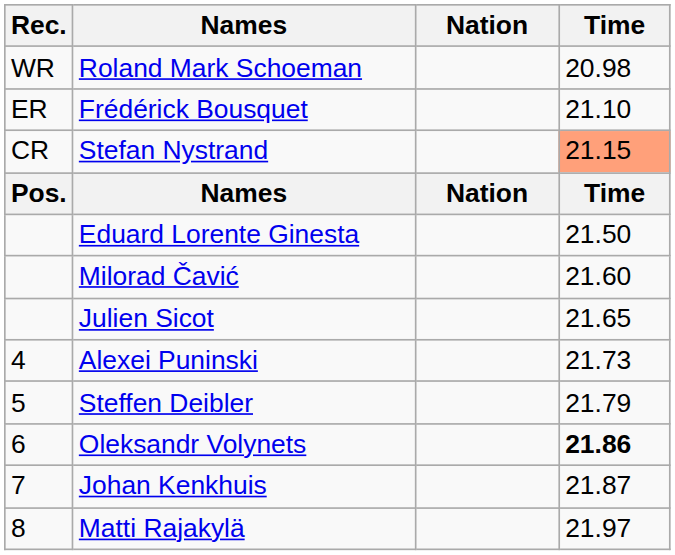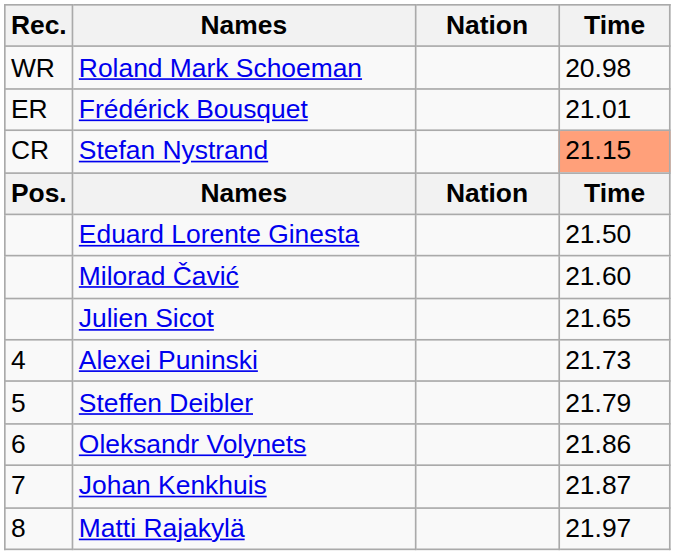(598, 109) 21.10 -> (598, 109) 21.01
(598, 444) bold -> (598, 444) normal
